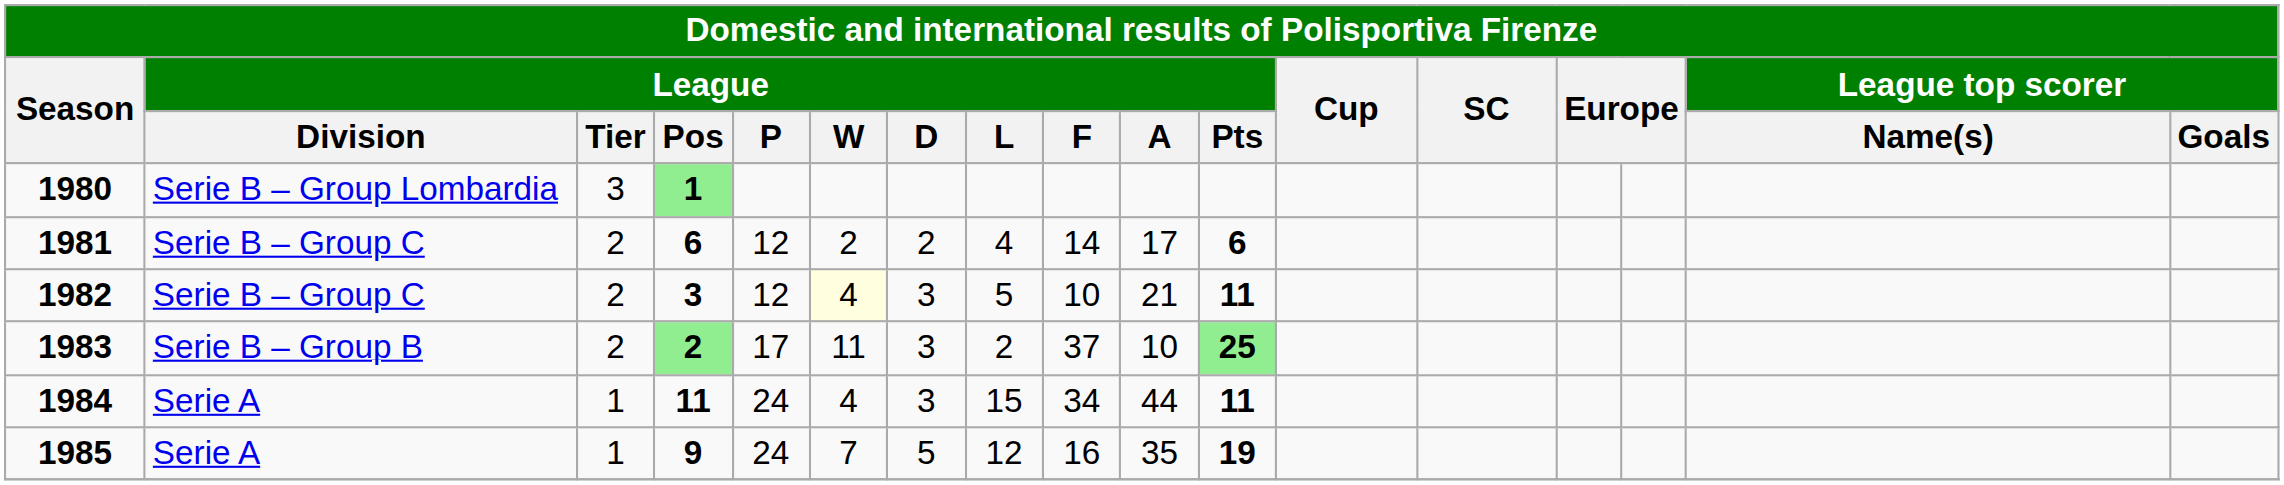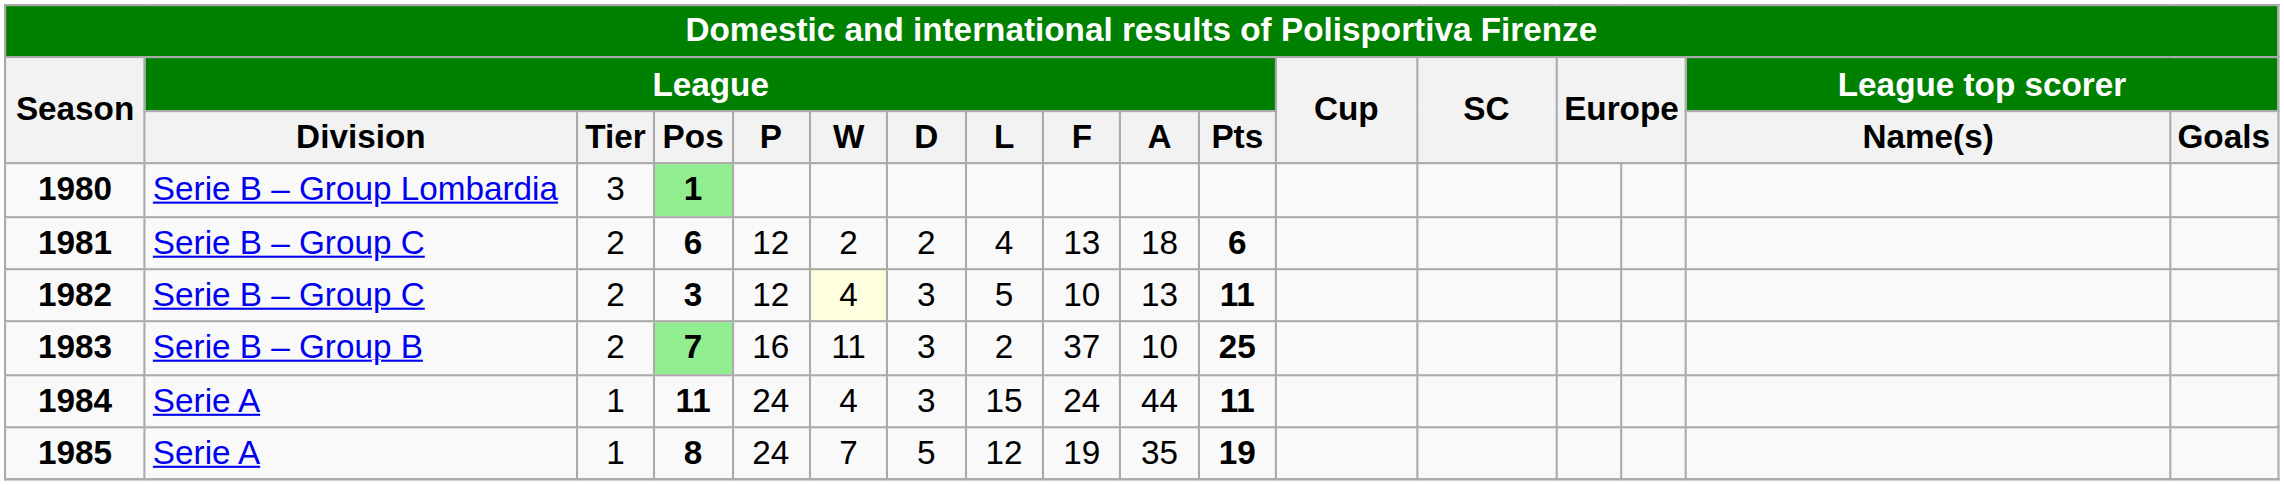(1082, 242) 14 -> (1082, 242) 13
(1160, 242) 17 -> (1160, 242) 18
(1160, 294) 21 -> (1160, 294) 13
(693, 347) 2 -> (693, 347) 7
(771, 347) 17 -> (771, 347) 16
(1237, 347) lightgreen background -> (1237, 347) no background
(1082, 400) 34 -> (1082, 400) 24
(693, 453) 9 -> (693, 453) 8
(1082, 453) 16 -> (1082, 453) 19
